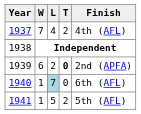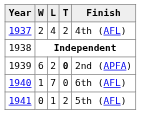(41, 31) 7 -> (41, 31) 2
(53, 83) lightblue background -> (53, 83) no background
(41, 101) 1 -> (41, 101) 0
(53, 101) 5 -> (53, 101) 1
